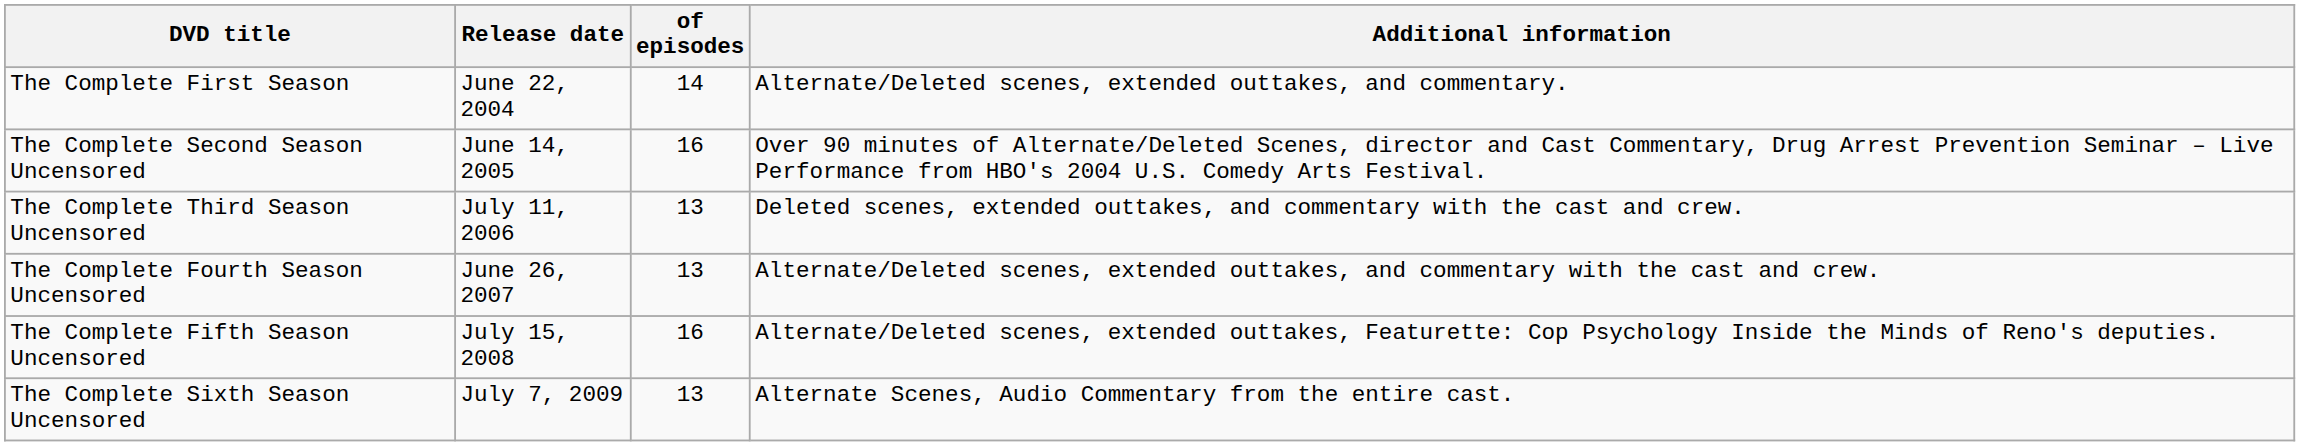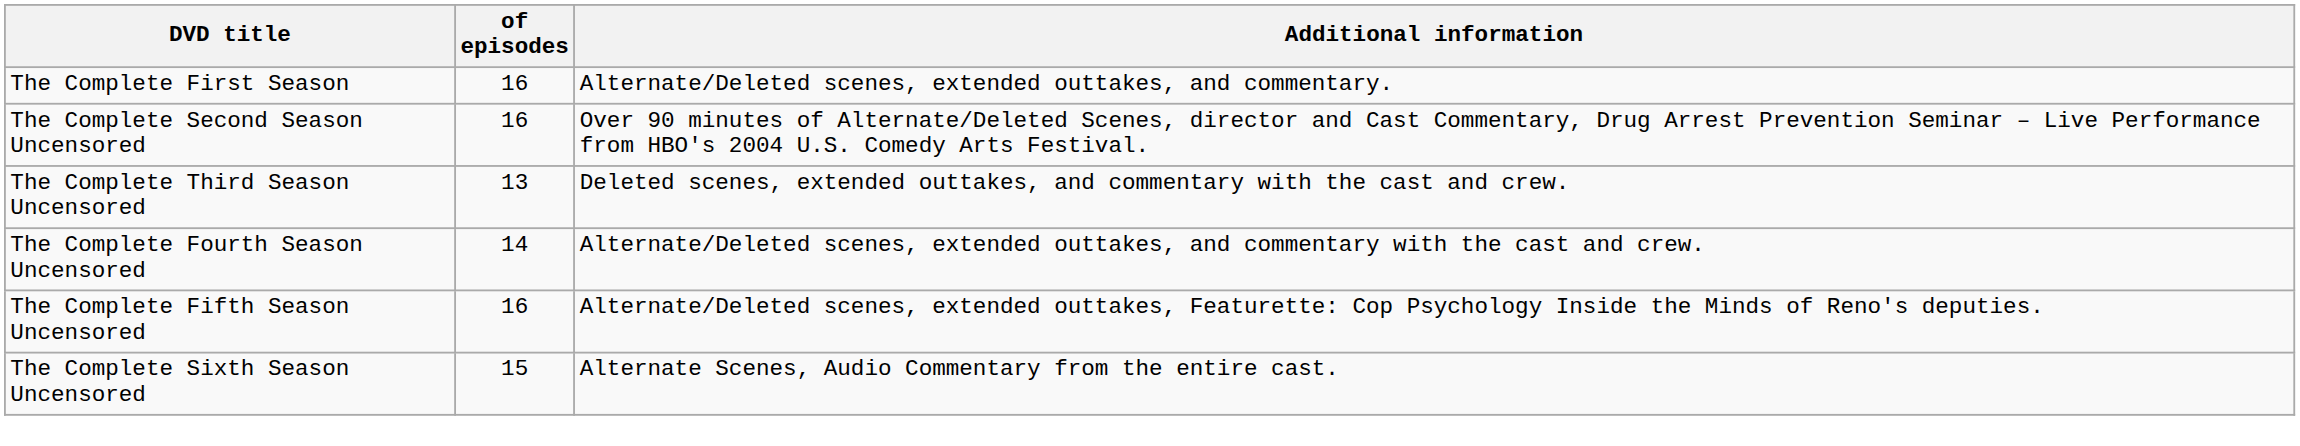- column: (543, 36)
(690, 86) 14 -> (515, 86) 16
(690, 272) 13 -> (515, 246) 14
(690, 396) 13 -> (515, 371) 15
